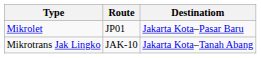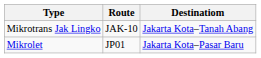rows swapped: (54, 45) <-> (25, 28)
